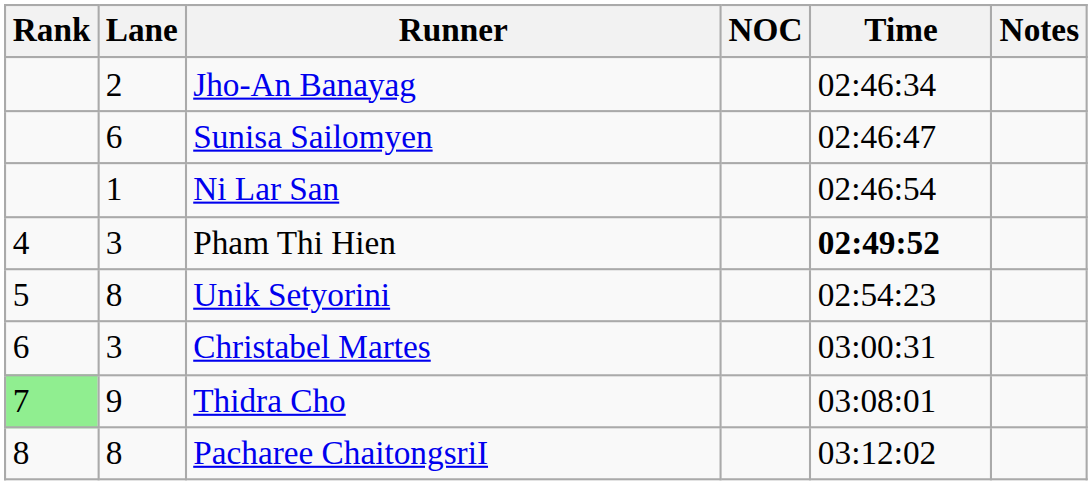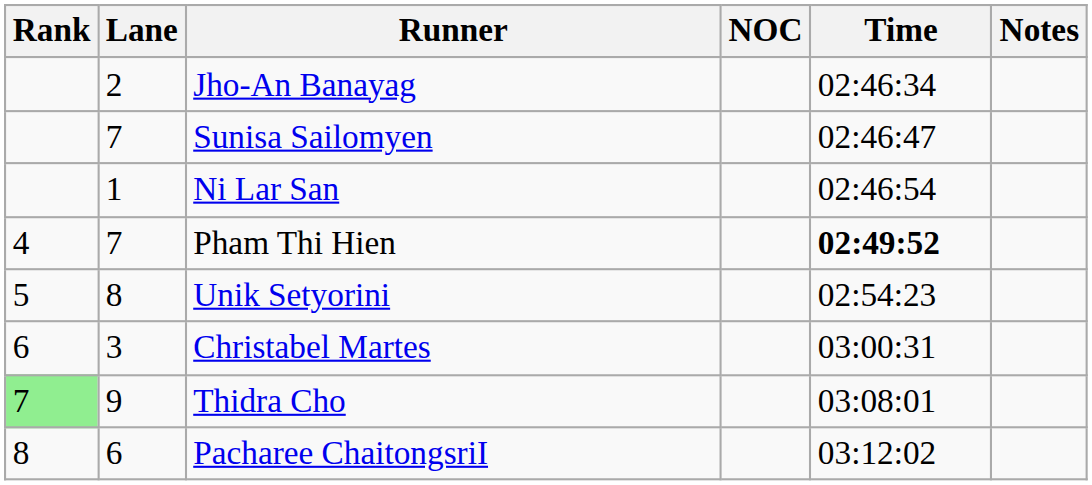(114, 136) 6 -> (114, 136) 7
(114, 242) 3 -> (114, 242) 7
(114, 453) 8 -> (114, 453) 6
